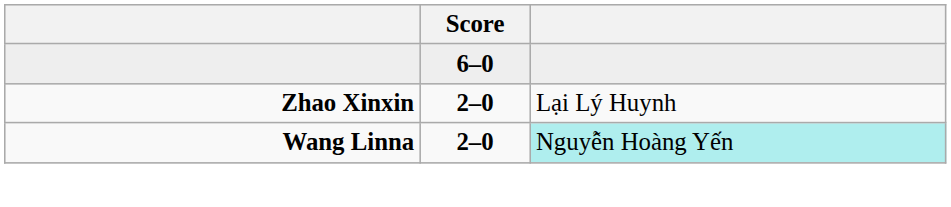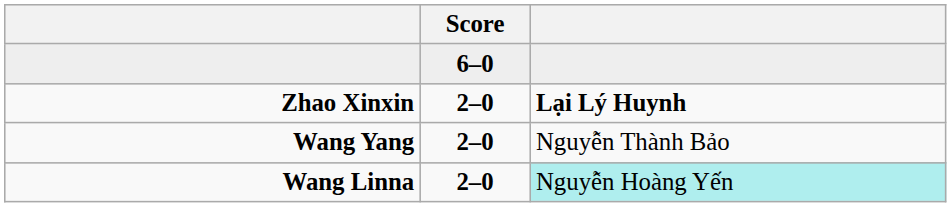(606, 102) normal -> (611, 102) bold
+ row: (354, 142)
